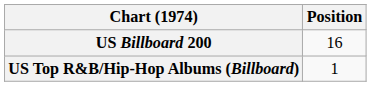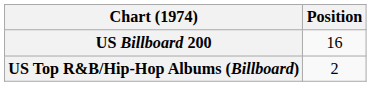(334, 68) 1 -> (334, 68) 2
